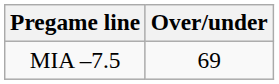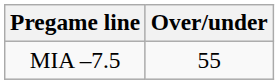(209, 60) 69 -> (209, 60) 55
